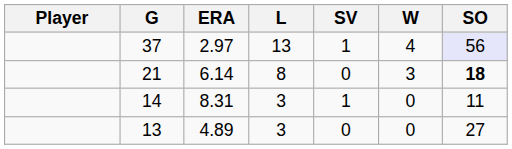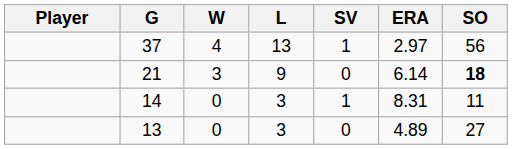columns swapped: (411, 18) <-> (217, 18)
(475, 46) lavender background -> (475, 46) no background
(281, 74) 8 -> (281, 74) 9
